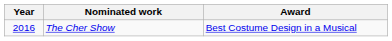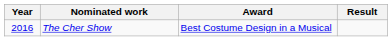+ column: (362, 12)
